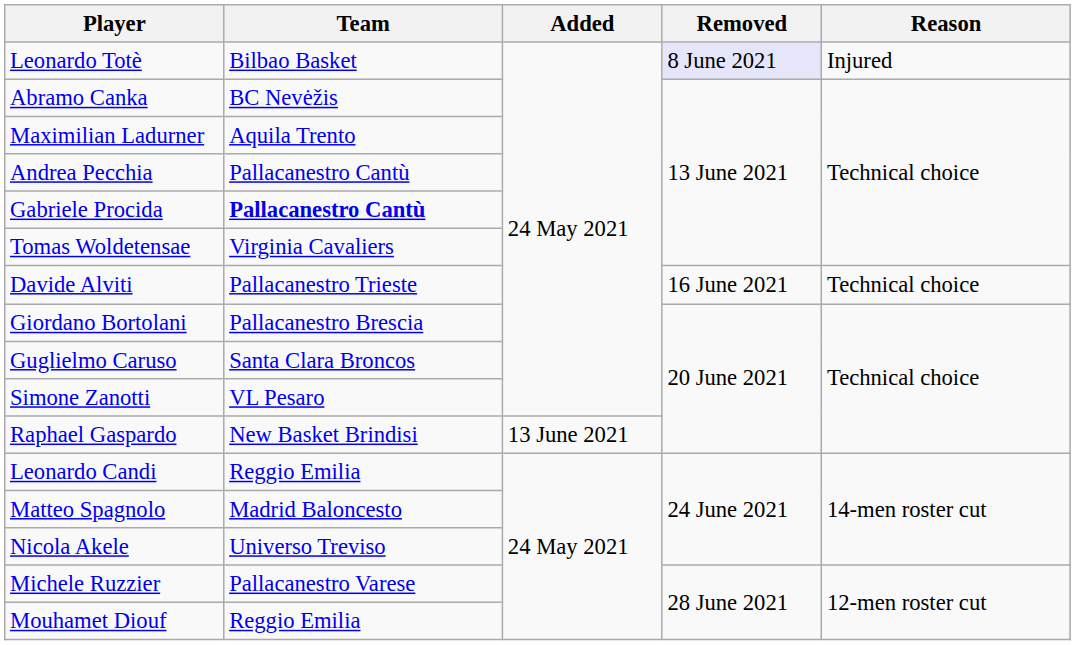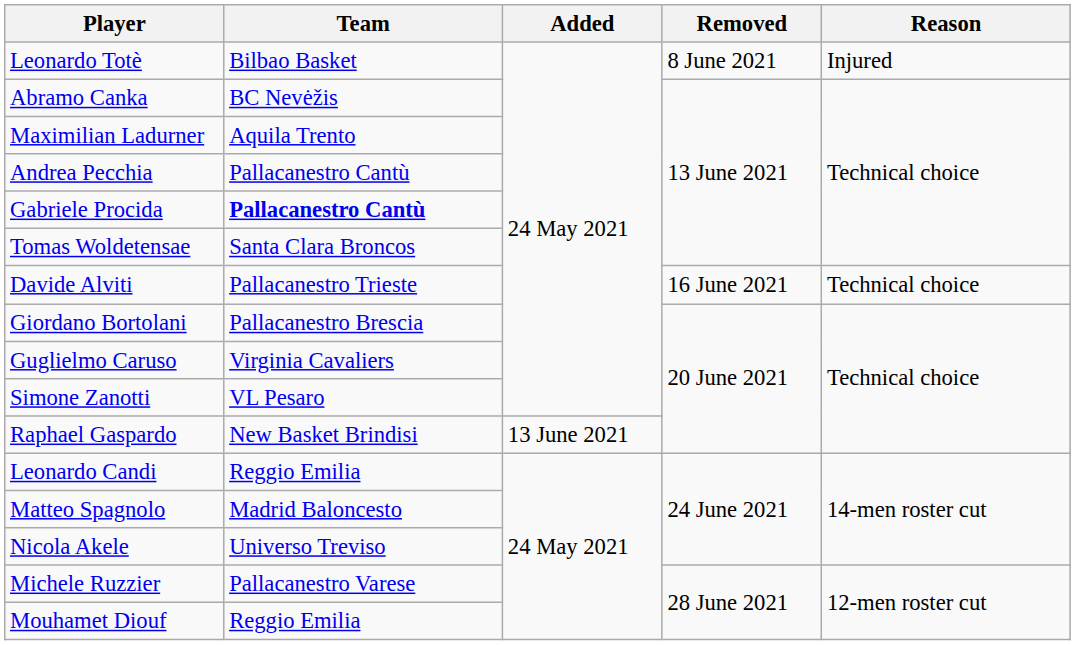(722, 60) lavender background -> (722, 60) no background
(312, 247) Virginia Cavaliers -> (322, 247) Santa Clara Broncos
(322, 359) Santa Clara Broncos -> (312, 359) Virginia Cavaliers
